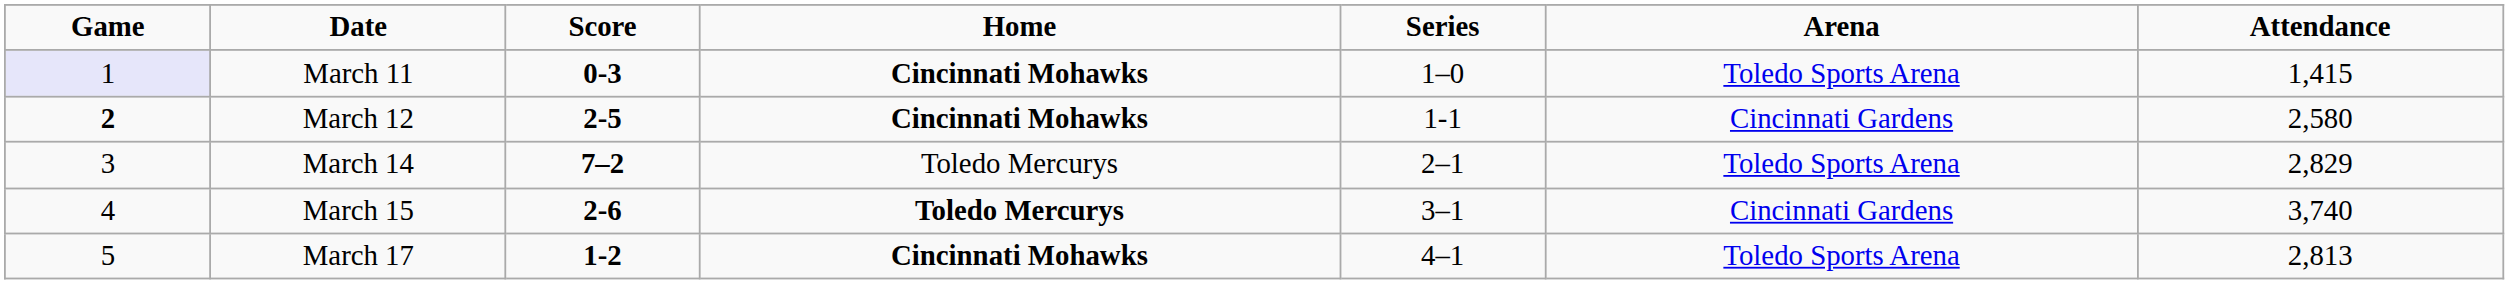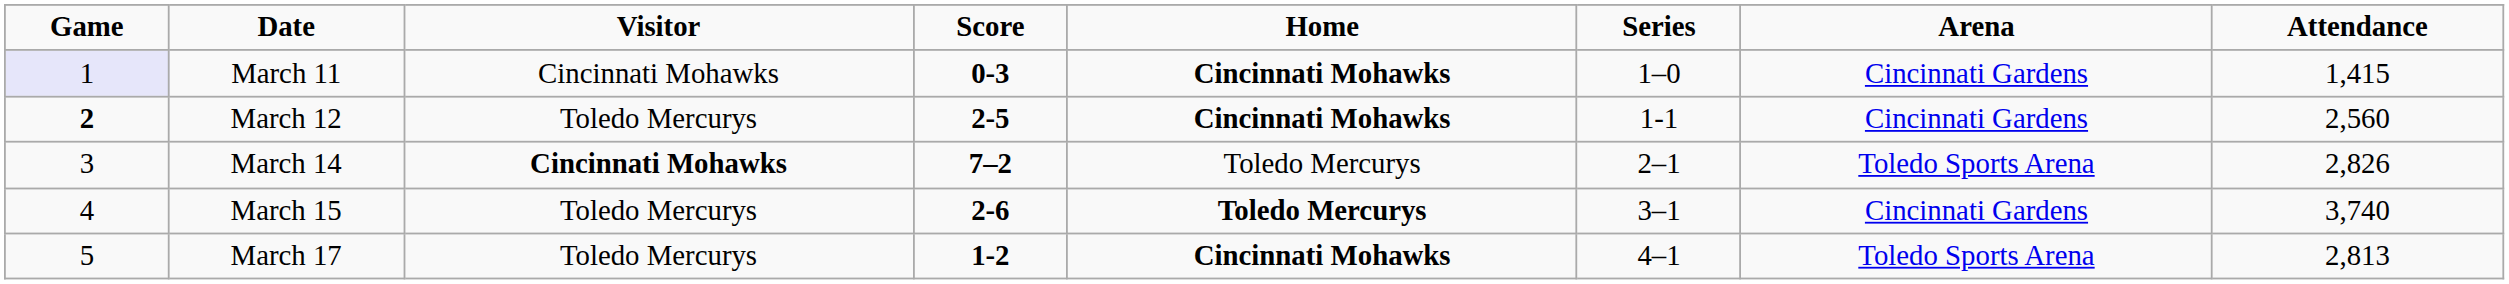+ column: (659, 27)
(1842, 73) Toledo Sports Arena -> (1976, 73) Cincinnati Gardens
(2320, 118) 2,580 -> (2357, 118) 2,560
(2320, 164) 2,829 -> (2357, 164) 2,826
